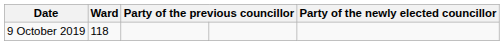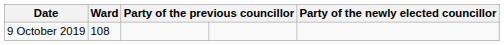(100, 31) 118 -> (100, 31) 108
